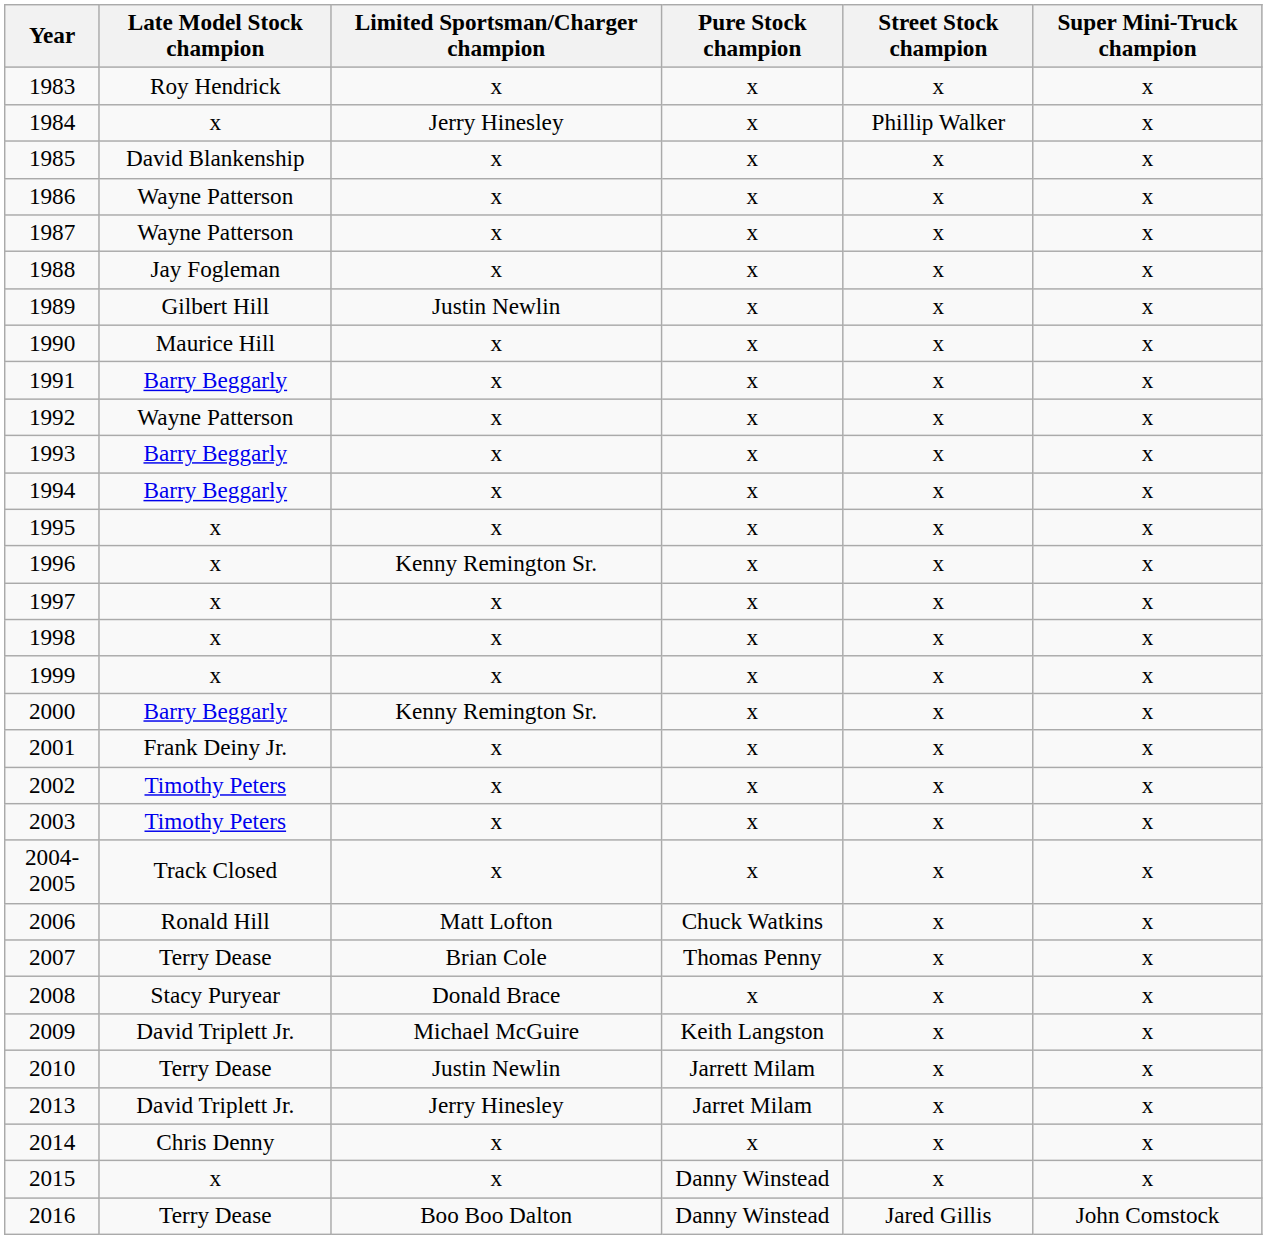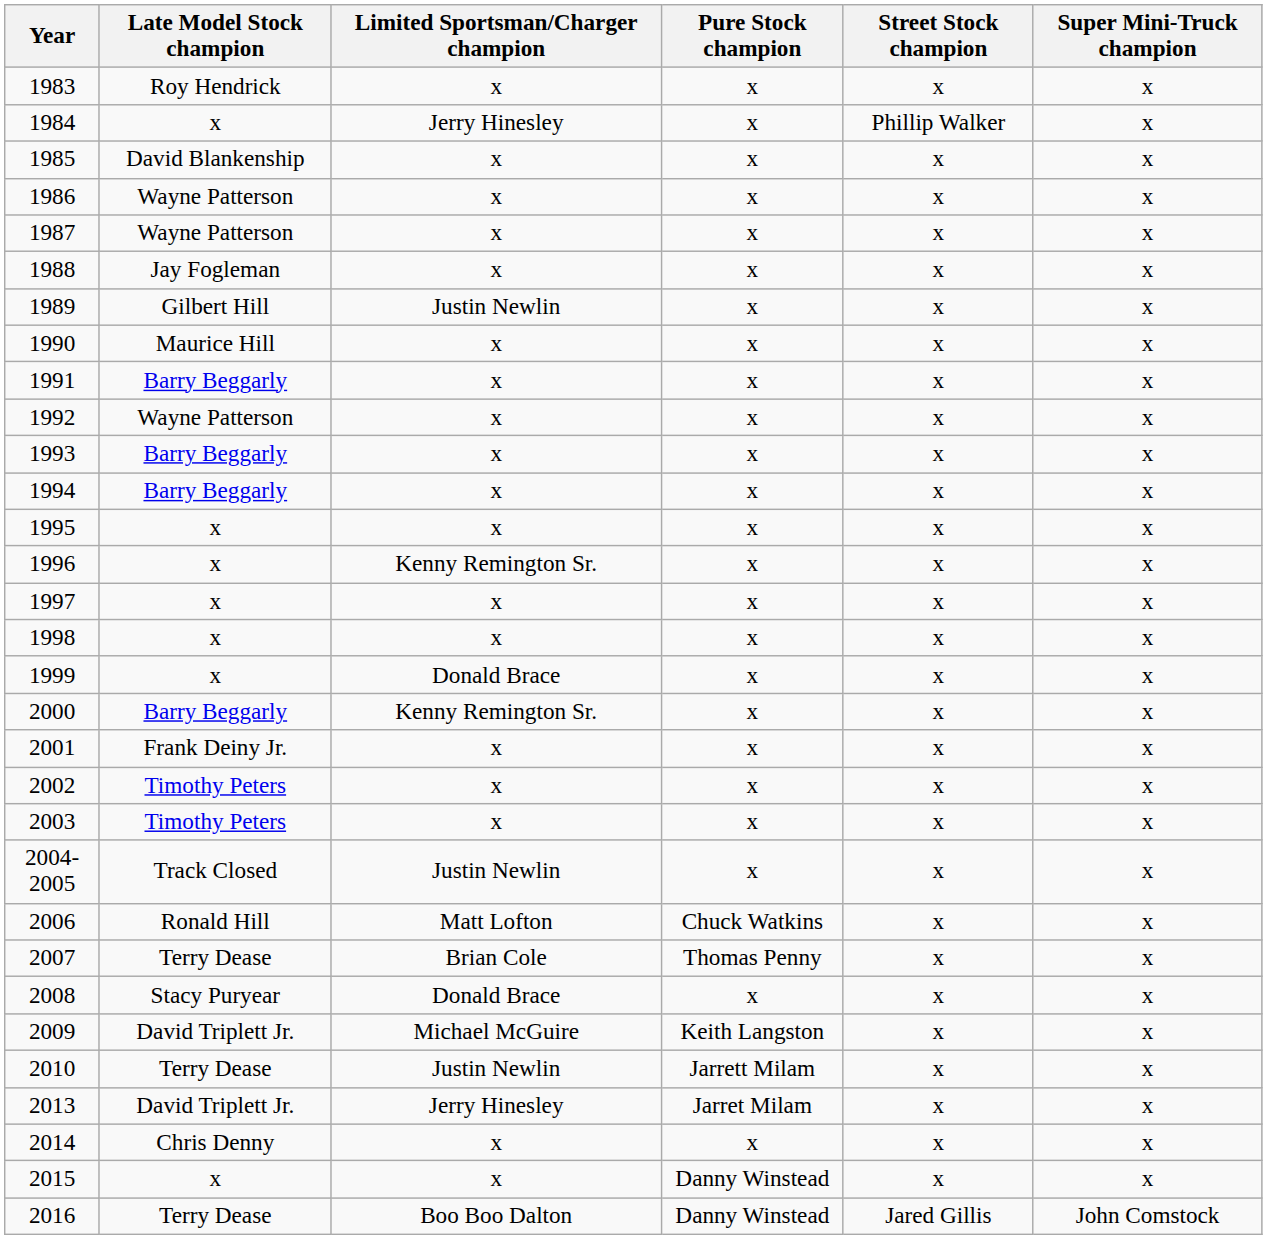(496, 674) x -> (496, 674) Donald Brace
(496, 871) x -> (496, 871) Justin Newlin
